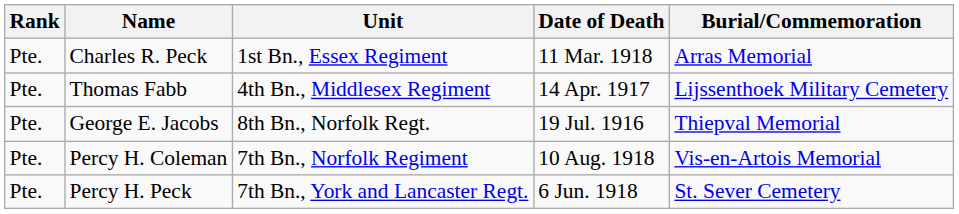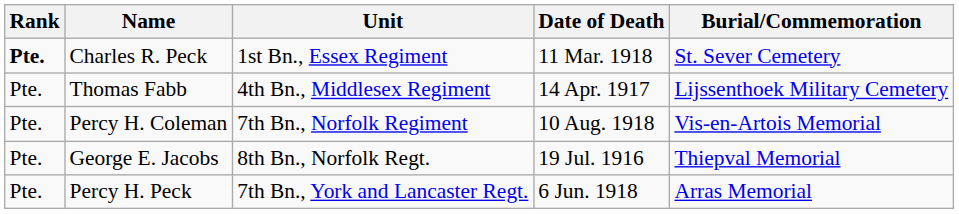(26, 55) normal -> (27, 55) bold
(743, 55) Arras Memorial -> (757, 55) St. Sever Cemetery
rows swapped: (148, 157) <-> (144, 123)
(757, 191) St. Sever Cemetery -> (743, 191) Arras Memorial
